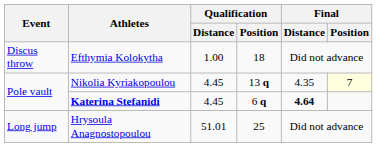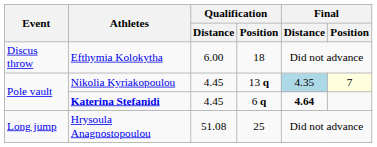(214, 57) 1.00 -> (214, 57) 6.00
(304, 82) no background -> (304, 82) lightblue background
(214, 126) 51.01 -> (214, 126) 51.08
